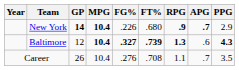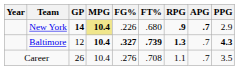(102, 27) no background -> (102, 27) khaki background
(206, 42) .6 -> (206, 42) .7
